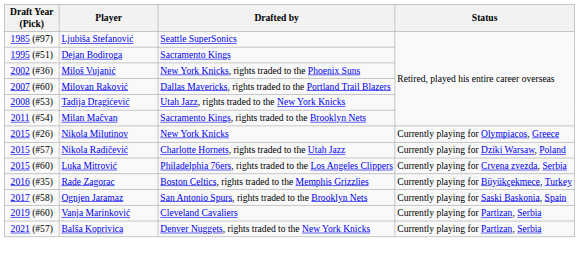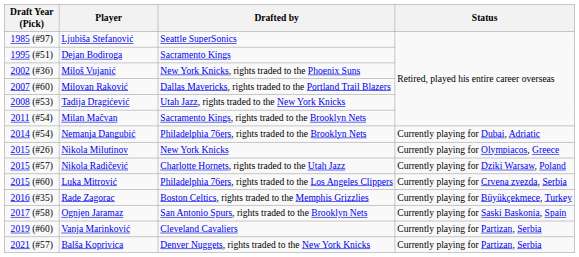+ row: (98, 134)
